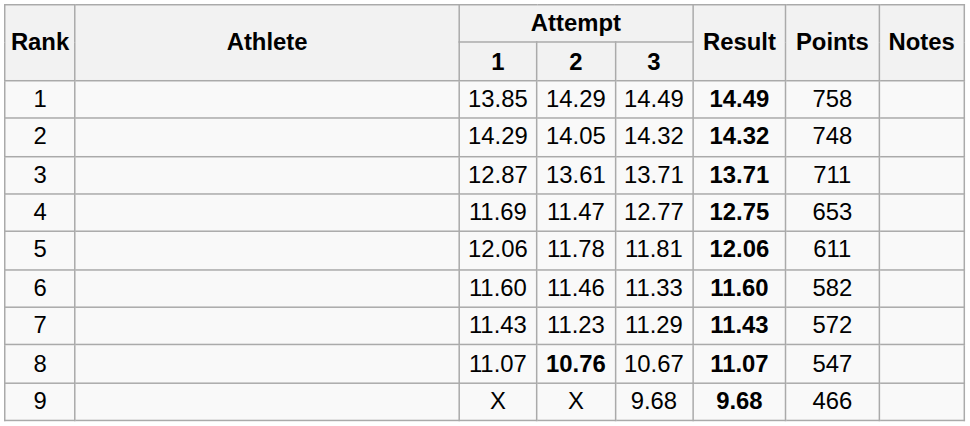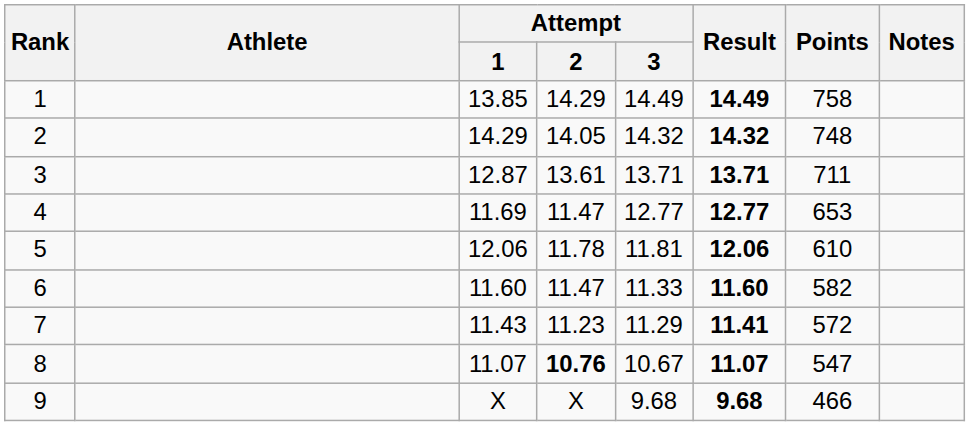(739, 212) 12.75 -> (739, 212) 12.77
(832, 250) 611 -> (832, 250) 610
(576, 288) 11.46 -> (576, 288) 11.47
(739, 325) 11.43 -> (739, 325) 11.41
